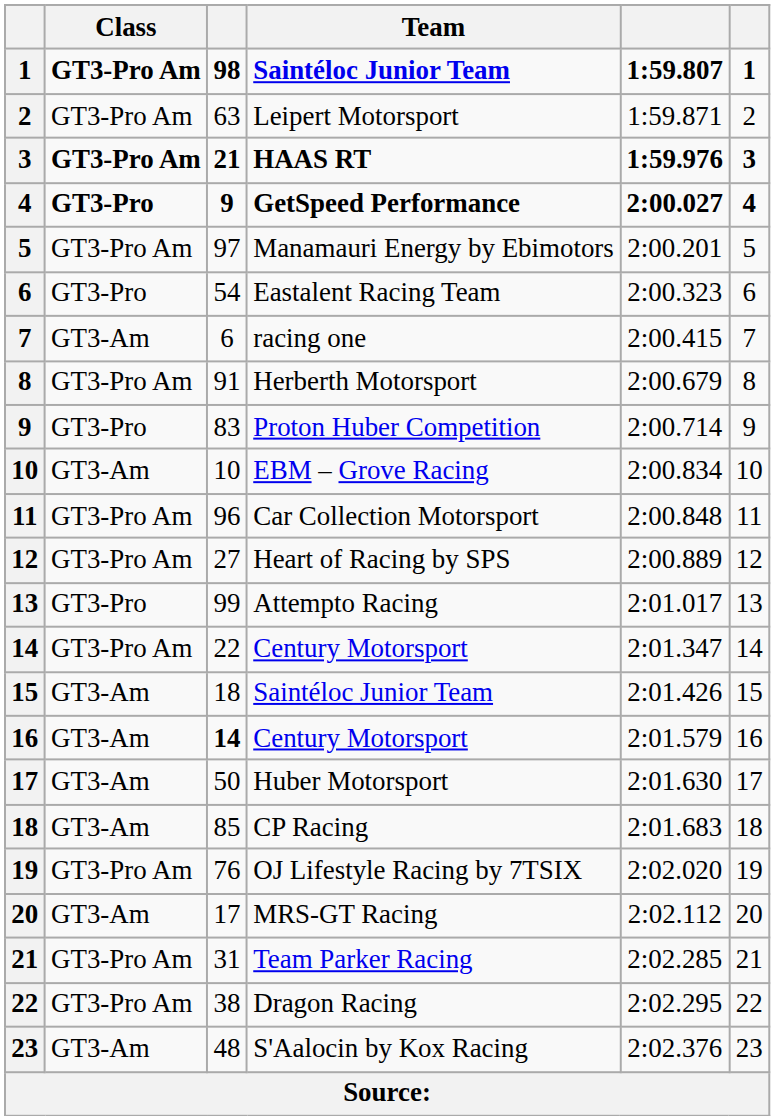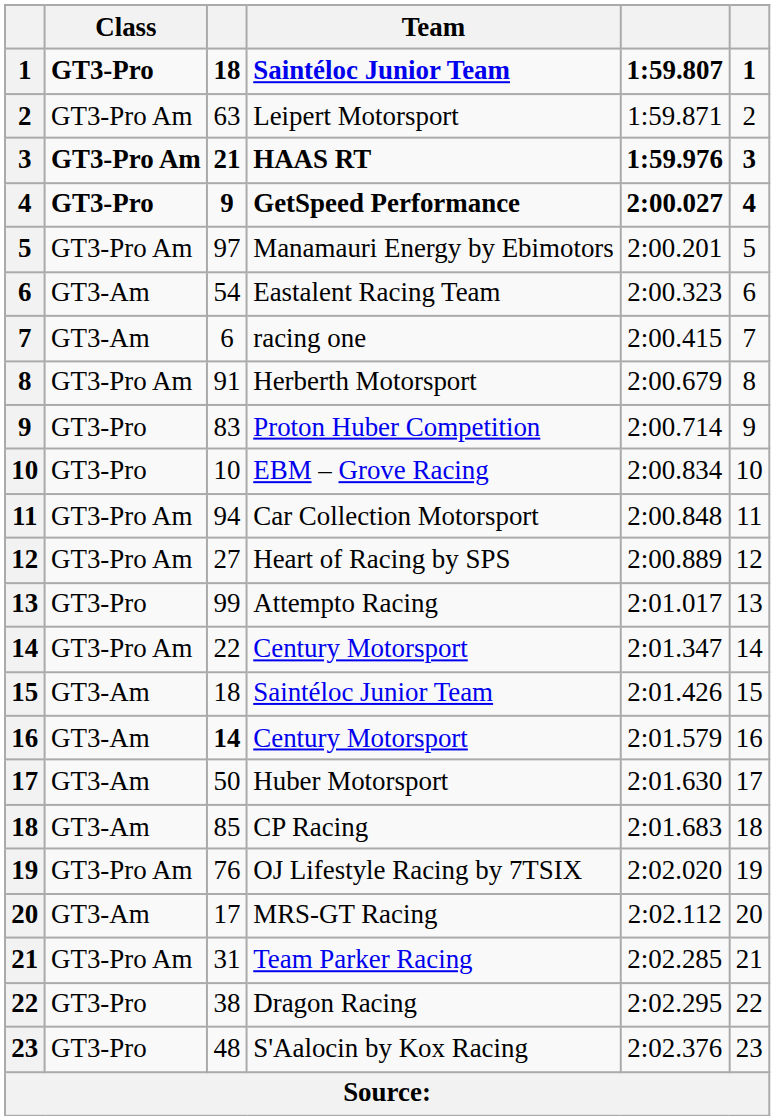(126, 70) GT3-Pro Am -> (102, 70) GT3-Pro
(227, 70) 98 -> (227, 70) 18
(99, 292) GT3-Pro -> (100, 292) GT3-Am
(100, 470) GT3-Am -> (99, 470) GT3-Pro
(227, 514) 96 -> (227, 514) 94
(122, 1003) GT3-Pro Am -> (99, 1003) GT3-Pro
(100, 1048) GT3-Am -> (99, 1048) GT3-Pro
